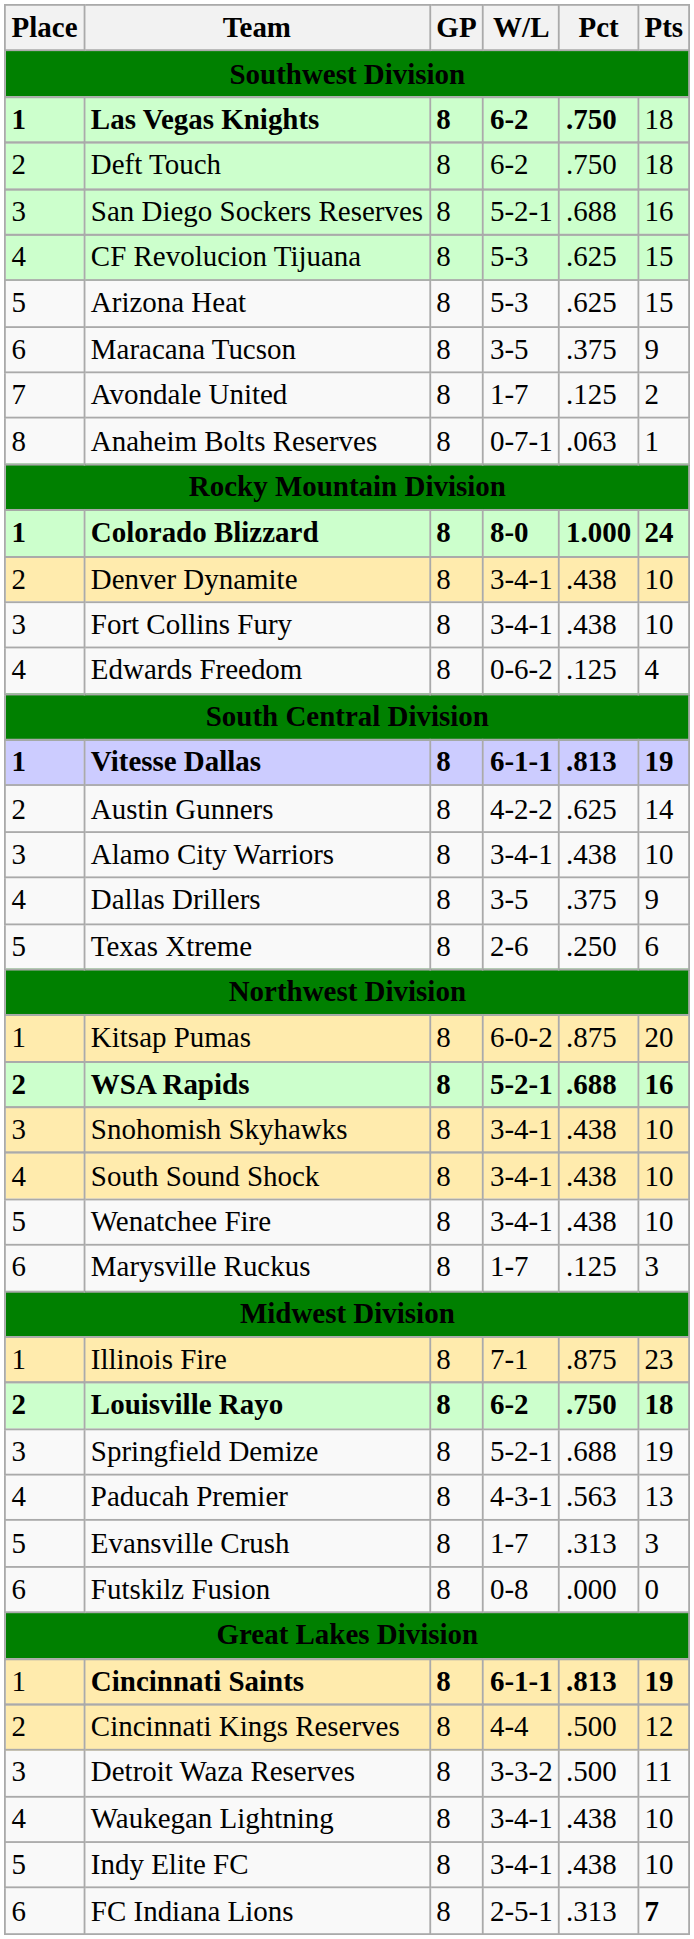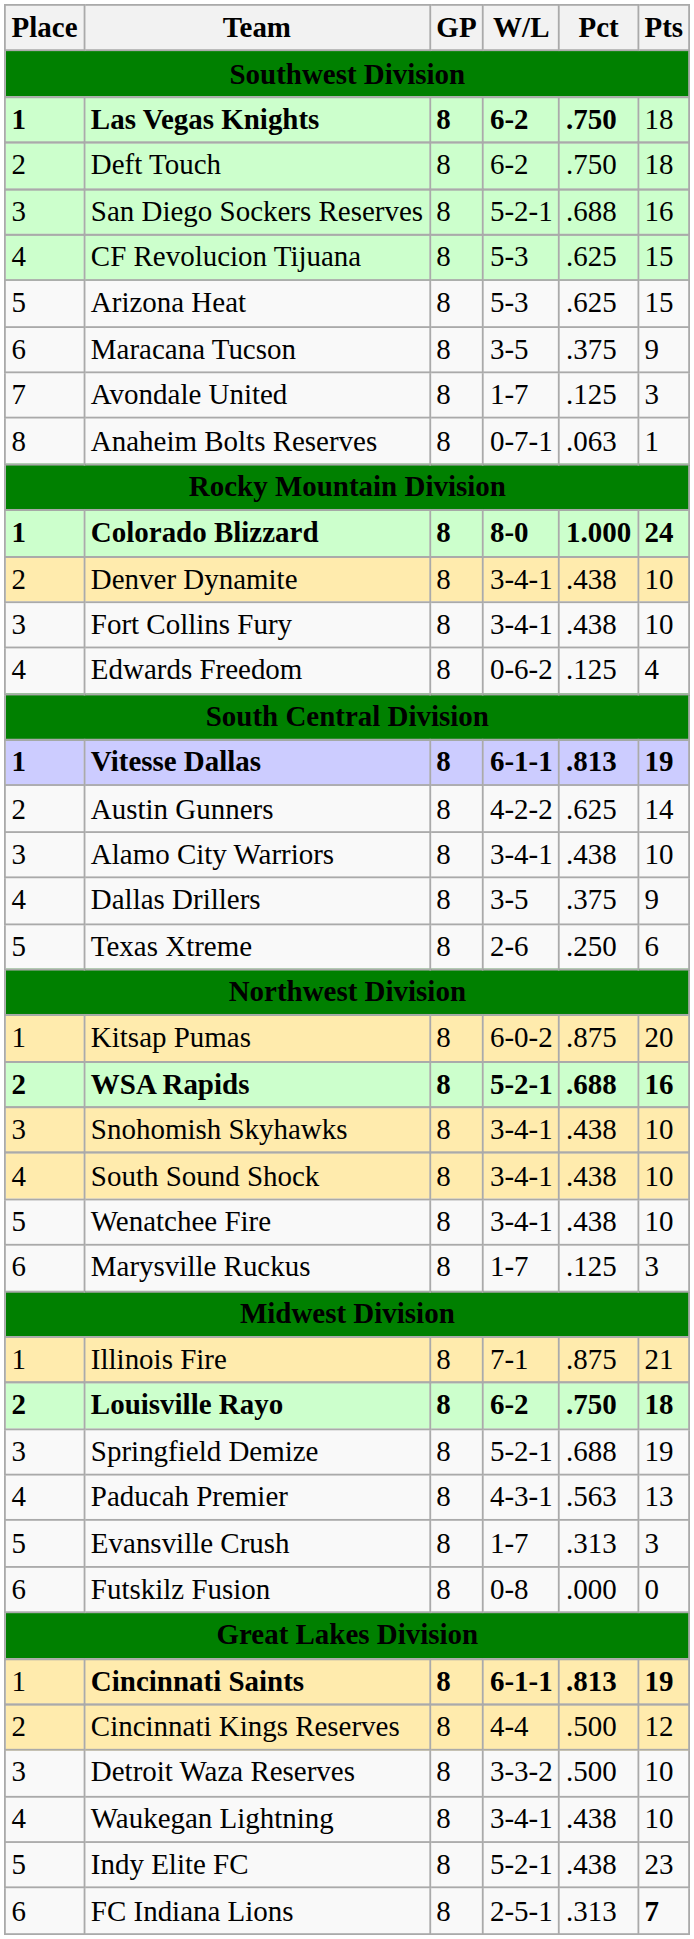(652, 394) 2 -> (652, 394) 3
(659, 1359) 23 -> (659, 1359) 21
(658, 1772) 11 -> (659, 1772) 10
(521, 1864) 3-4-1 -> (521, 1864) 5-2-1
(659, 1864) 10 -> (659, 1864) 23
